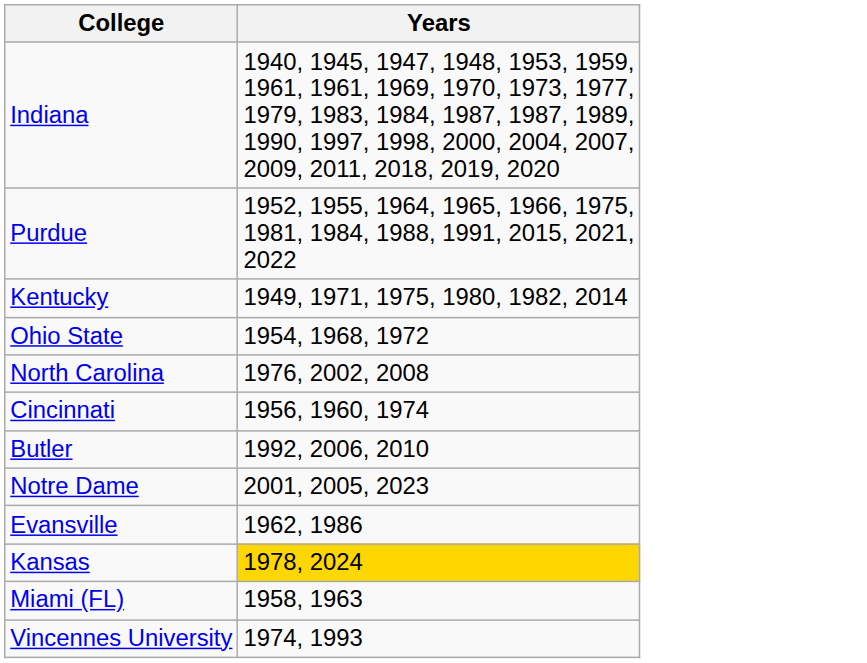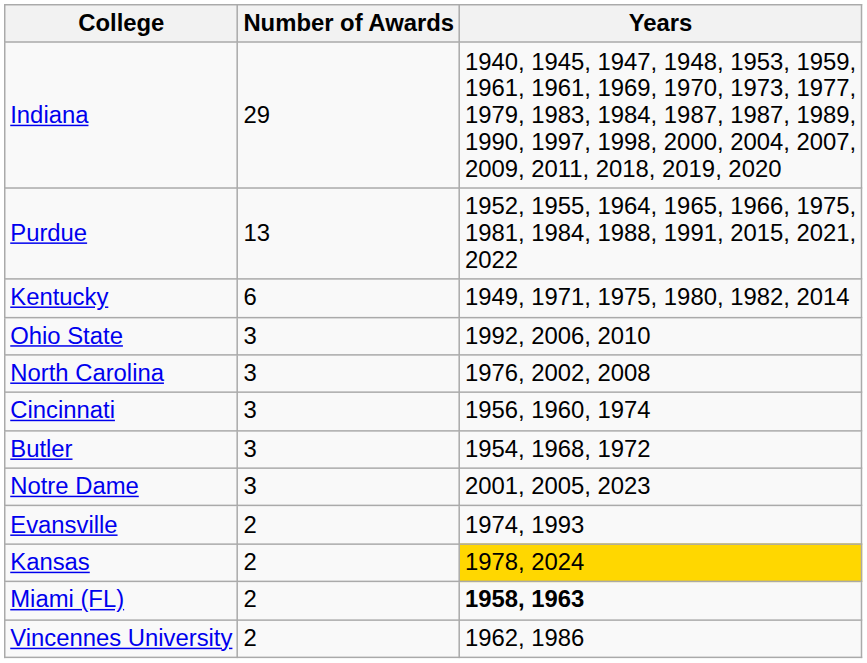+ column: (349, 23)
(336, 335) 1954, 1968, 1972 -> (558, 335) 1992, 2006, 2010
(336, 448) 1992, 2006, 2010 -> (558, 448) 1954, 1968, 1972
(303, 524) 1962, 1986 -> (525, 524) 1974, 1993
(303, 600) normal -> (525, 600) bold
(303, 638) 1974, 1993 -> (525, 638) 1962, 1986
